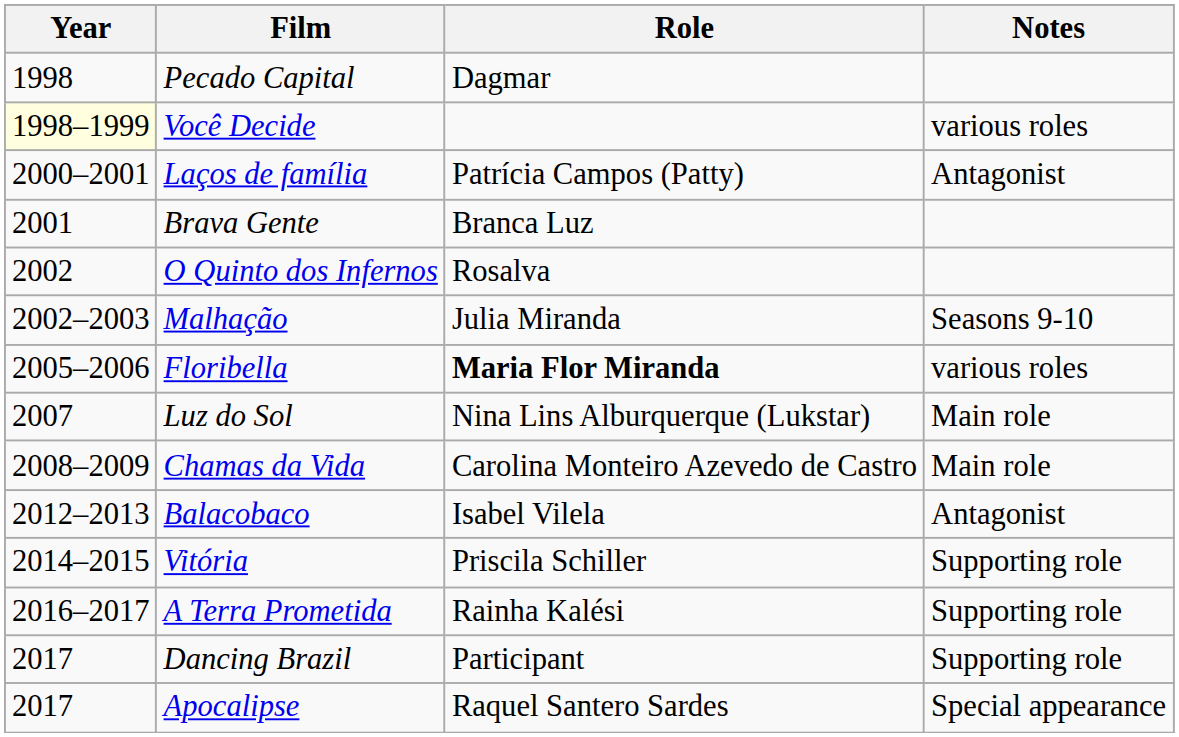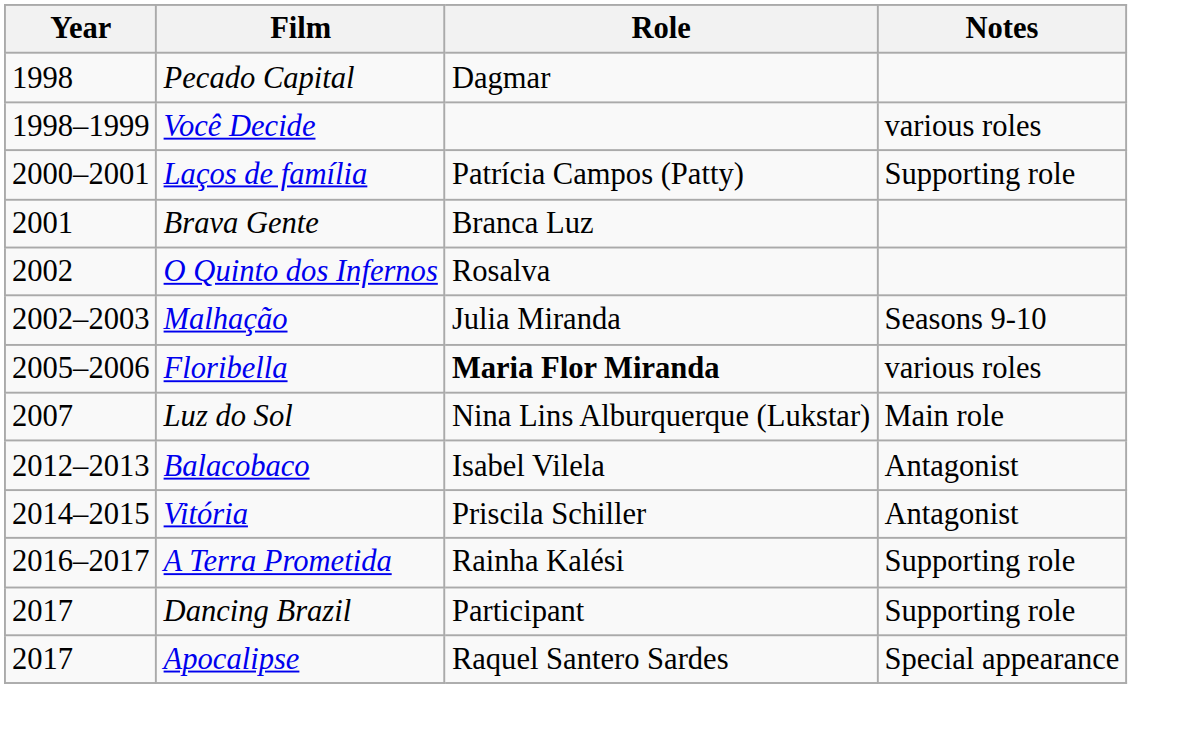(81, 125) lightyellow background -> (81, 125) no background
(998, 174) Antagonist -> (980, 174) Supporting role
- row: (264, 464)
(1027, 561) Supporting role -> (951, 513) Antagonist
